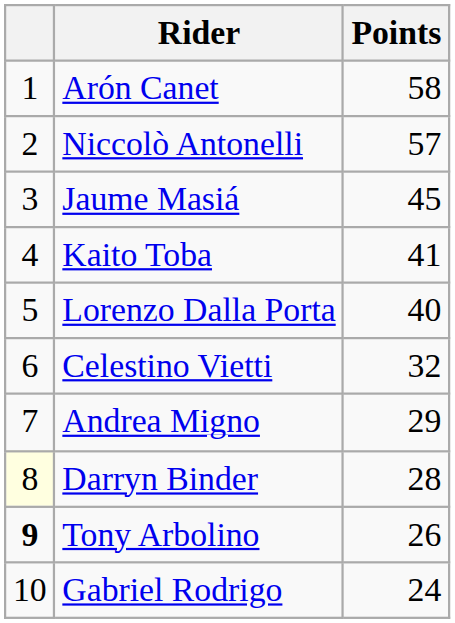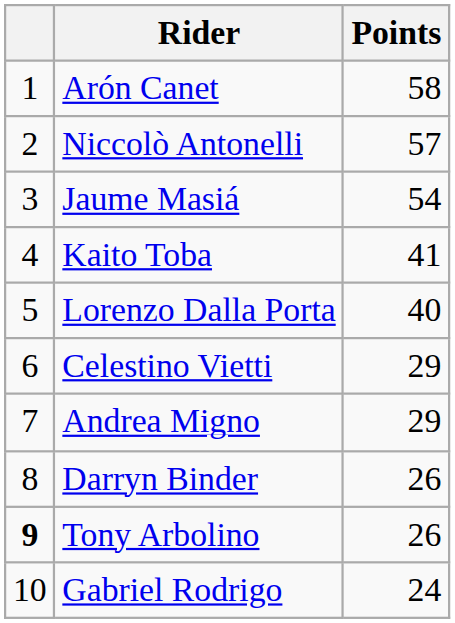(424, 199) 45 -> (424, 199) 54
(424, 366) 32 -> (424, 366) 29
(30, 477) lightyellow background -> (30, 477) no background
(424, 477) 28 -> (424, 477) 26
